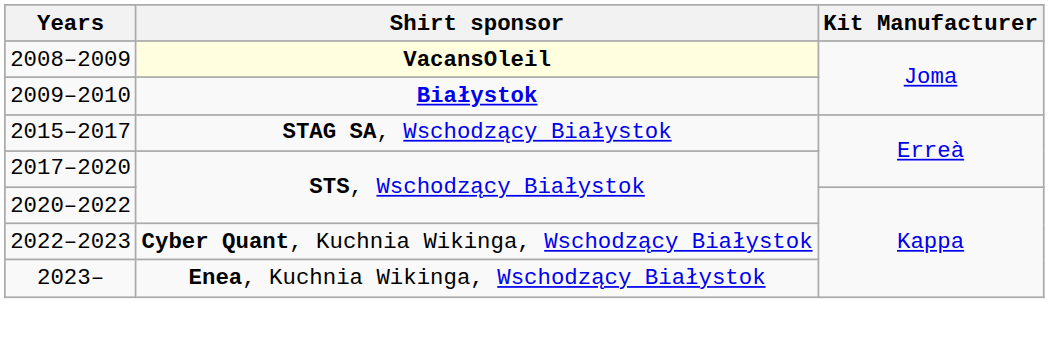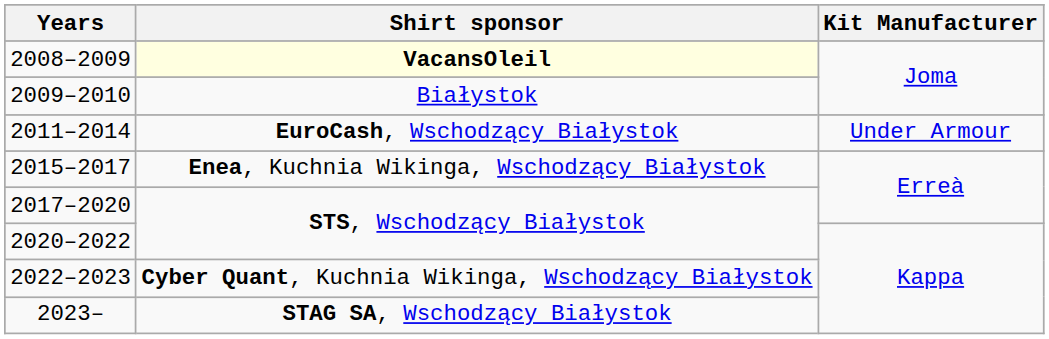(477, 96) bold -> (477, 96) normal
+ row: (71, 132)
(477, 132) STAG SA, Wschodzący Białystok -> (477, 169) Enea, Kuchnia Wikinga, Wschodzący Białystok
(477, 278) Enea, Kuchnia Wikinga, Wschodzący Białystok -> (477, 315) STAG SA, Wschodzący Białystok
